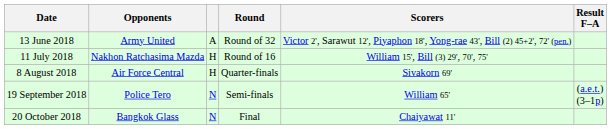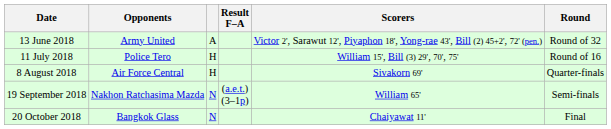columns swapped: (590, 18) <-> (250, 18)
(148, 56) Nakhon Ratchasima Mazda -> (148, 56) Police Tero
(148, 94) Police Tero -> (148, 94) Nakhon Ratchasima Mazda
